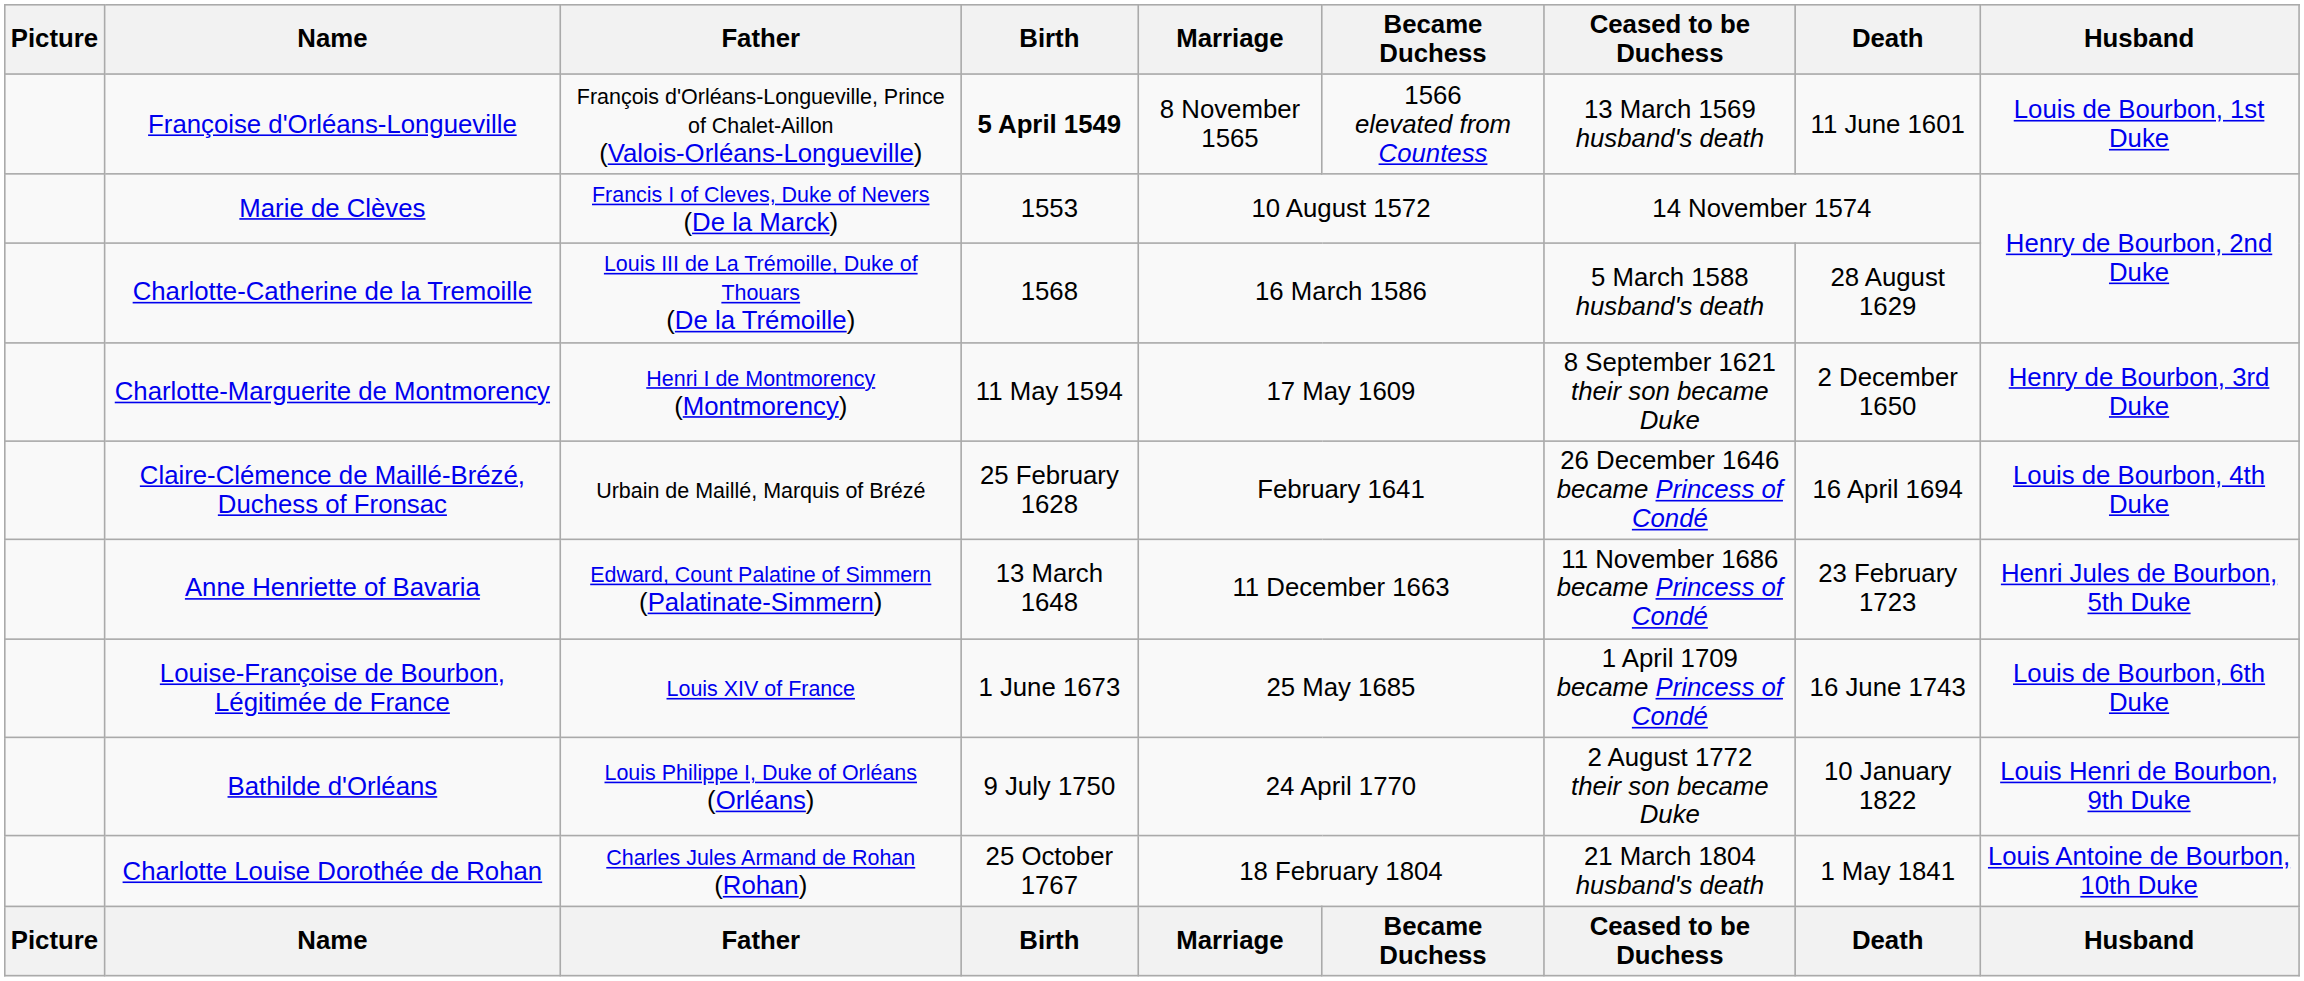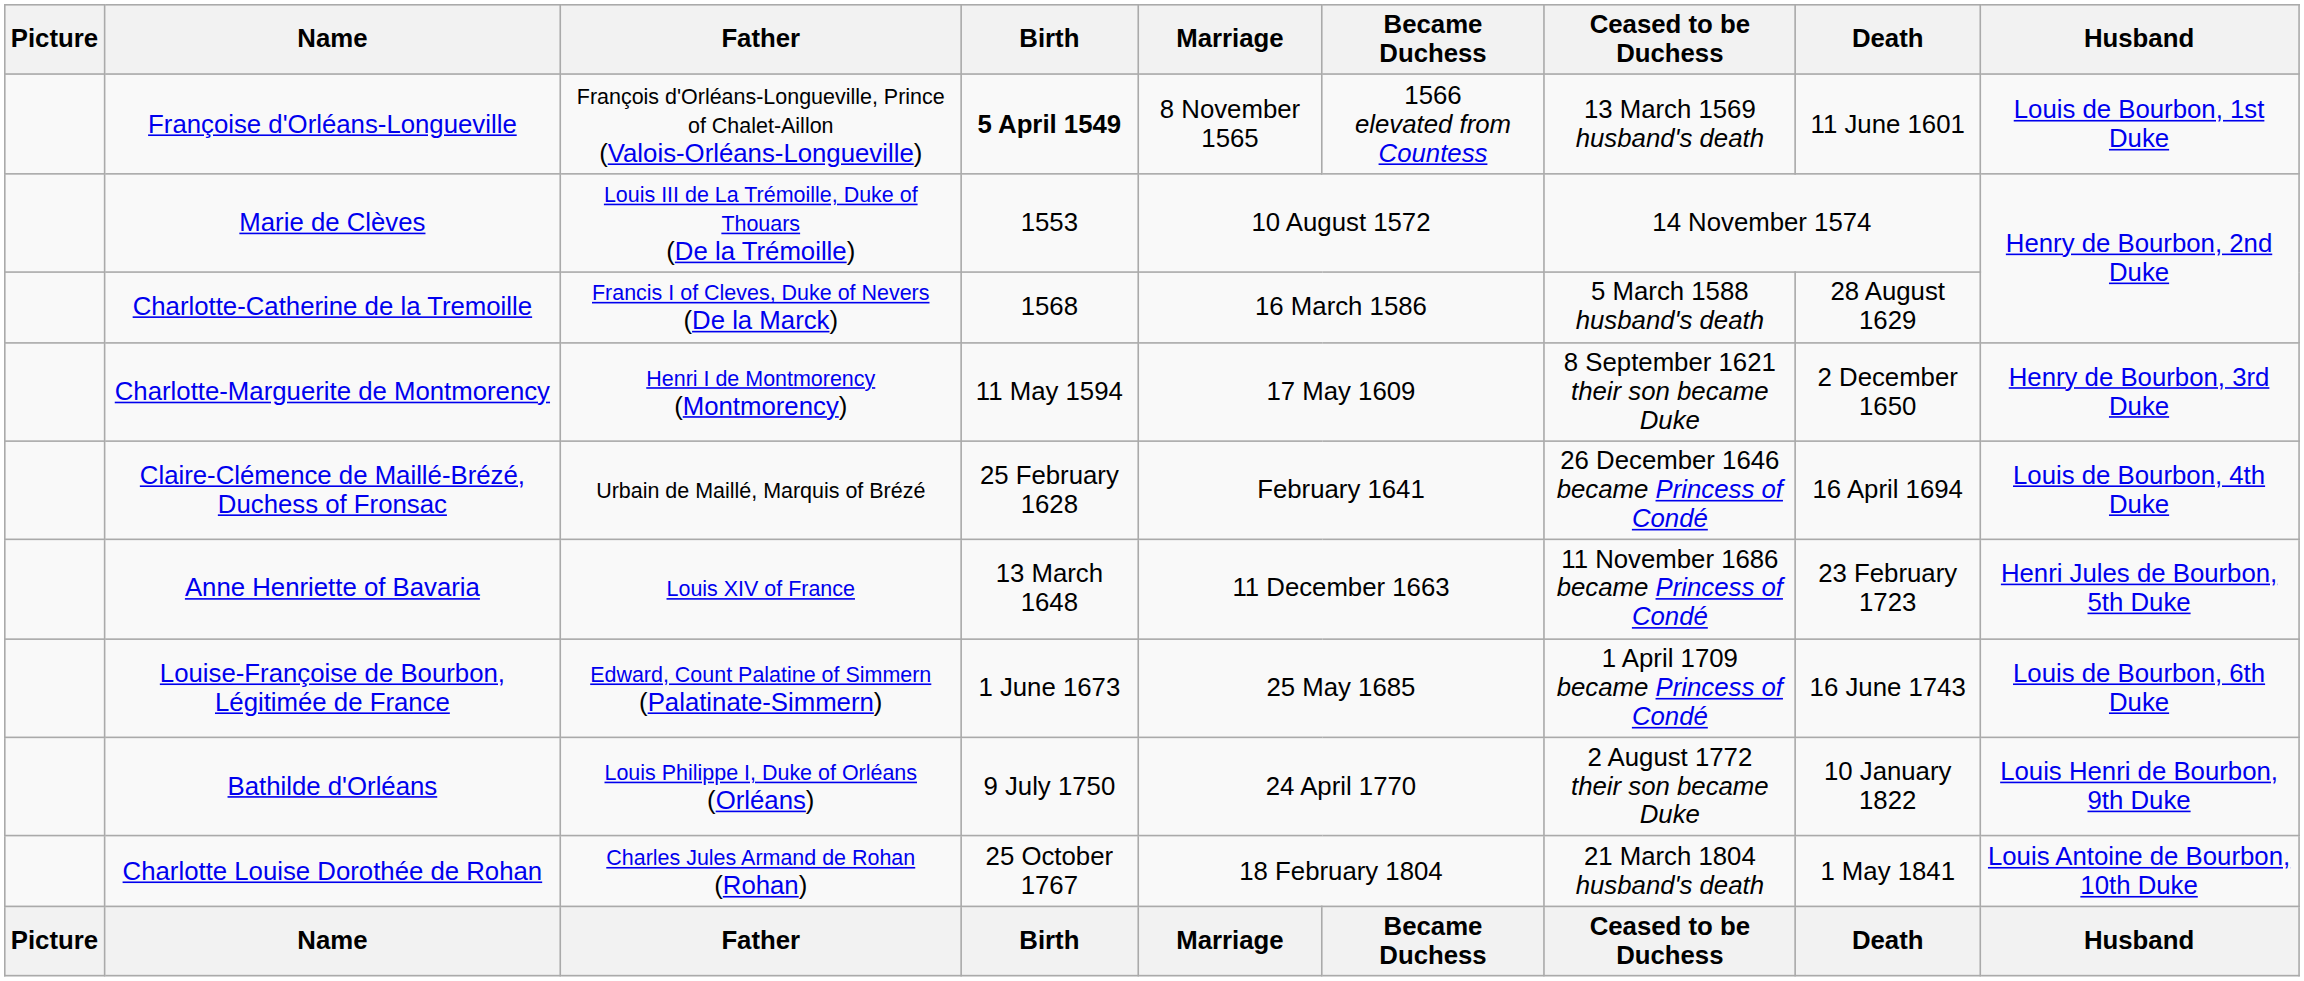(761, 209) Francis I of Cleves, Duke of Nevers (De la Marck) -> (761, 224) Louis III de La Trémoille, Duke of Thouars (De la Trémoille)
(761, 293) Louis III de La Trémoille, Duke of Thouars (De la Trémoille) -> (761, 308) Francis I of Cleves, Duke of Nevers (De la Marck)
(761, 590) Edward, Count Palatine of Simmern (Palatinate-Simmern) -> (761, 590) Louis XIV of France
(761, 689) Louis XIV of France -> (761, 689) Edward, Count Palatine of Simmern (Palatinate-Simmern)
